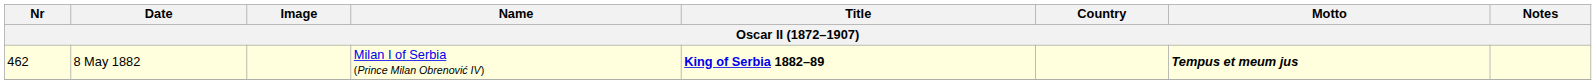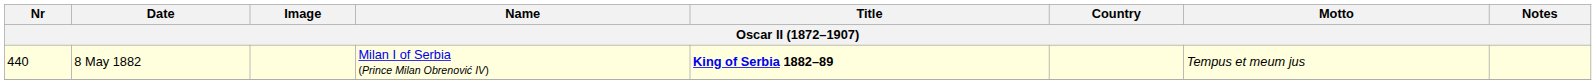(18, 62) 462 -> (18, 62) 440
(1235, 62) bold -> (1246, 62) normal
